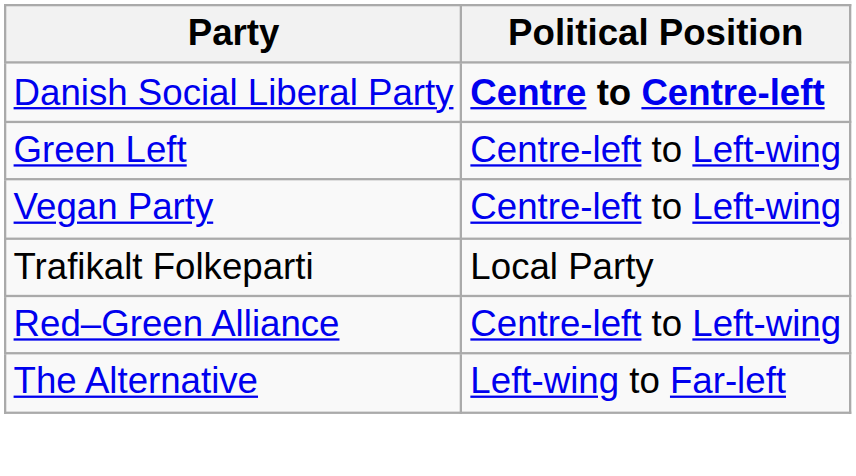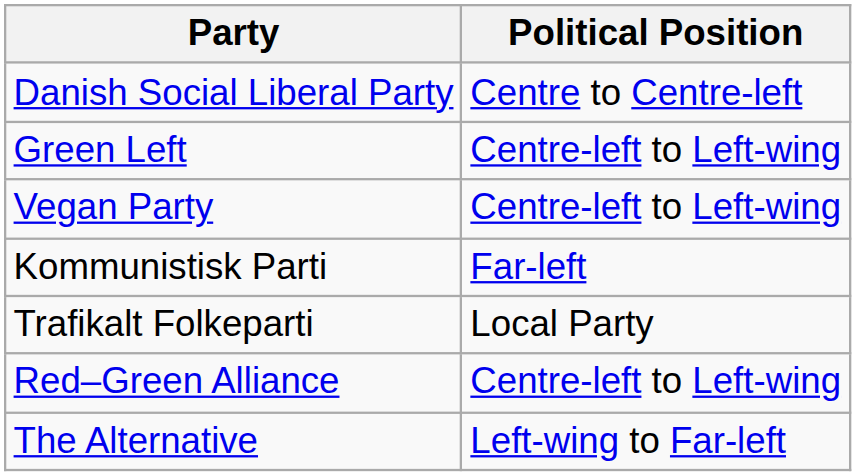(648, 91) bold -> (636, 91) normal
+ row: (170, 265)
